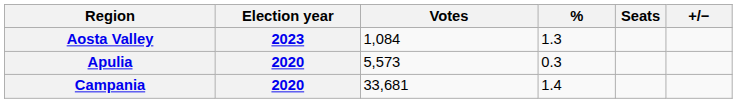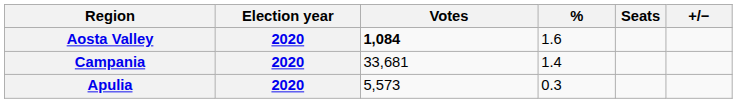(288, 39) 2023 -> (288, 39) 2020
(382, 39) normal -> (382, 39) bold
(551, 39) 1.3 -> (551, 39) 1.6
rows swapped: (110, 62) <-> (110, 86)
